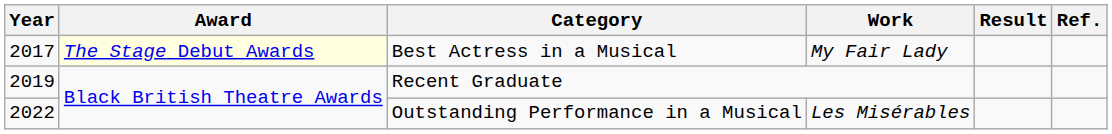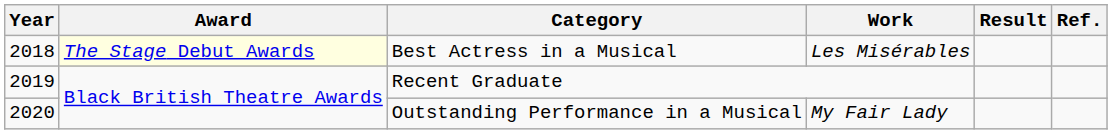(32, 51) 2017 -> (32, 51) 2018
(879, 51) My Fair Lady -> (891, 51) Les Misérables
(32, 113) 2022 -> (32, 113) 2020
(891, 113) Les Misérables -> (879, 113) My Fair Lady
